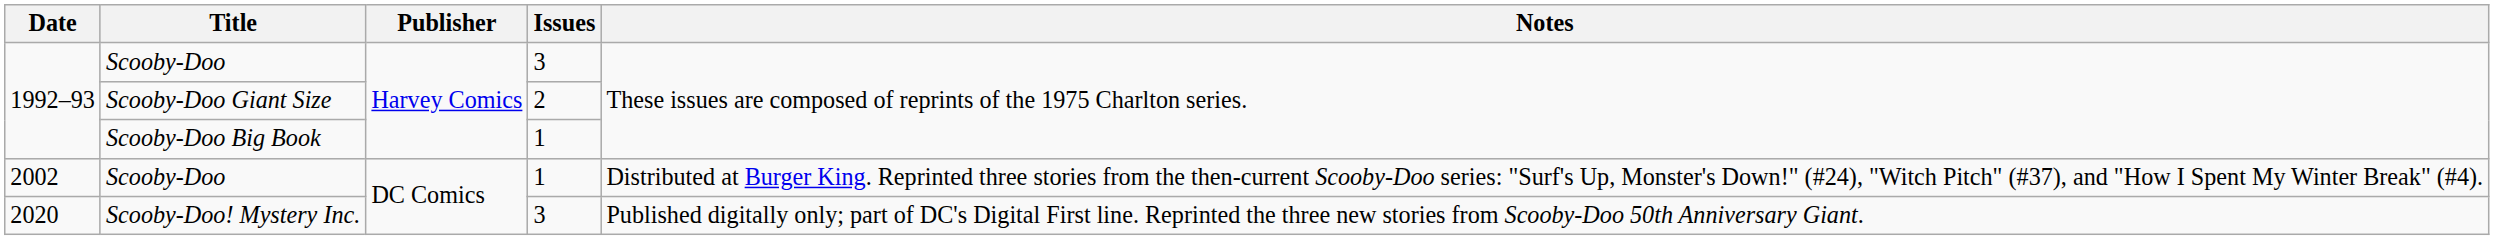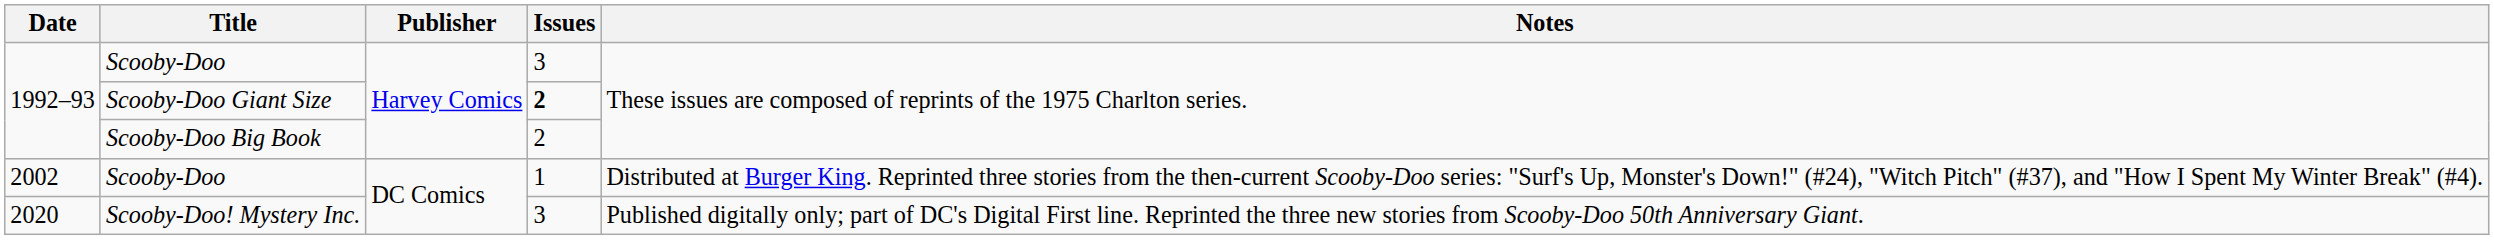(540, 100) normal -> (540, 100) bold
(540, 138) 1 -> (540, 138) 2
